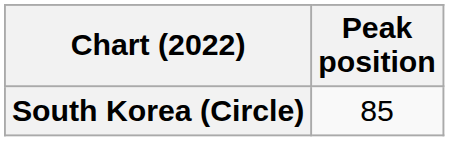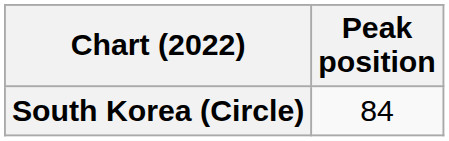(377, 110) 85 -> (377, 110) 84
